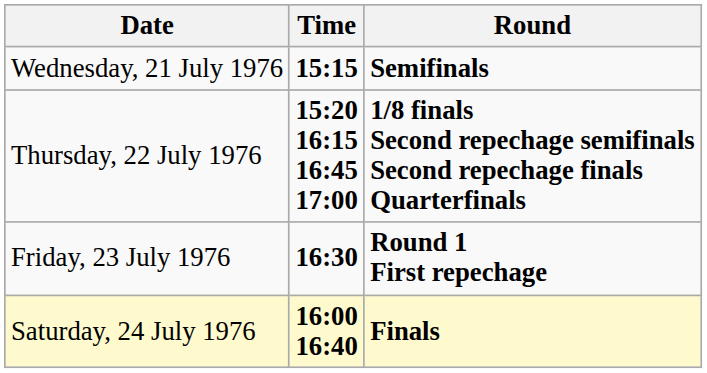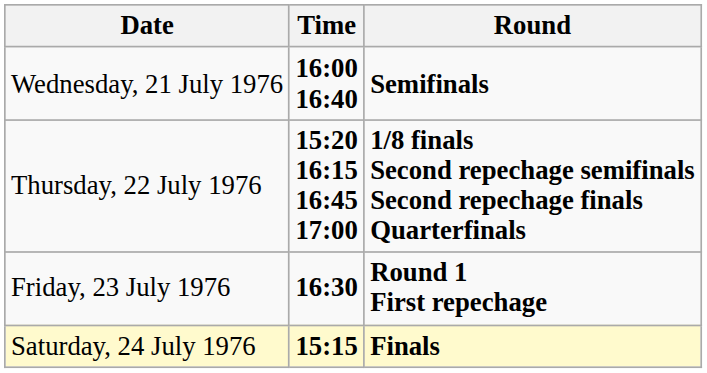(327, 68) 15:15 -> (327, 83) 16:00 16:40
(327, 330) 16:00 16:40 -> (327, 345) 15:15
